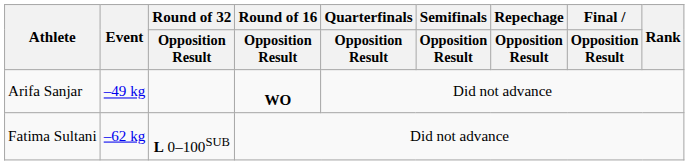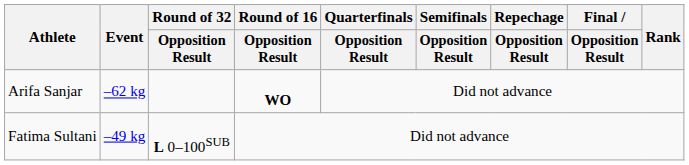(124, 91) –49 kg -> (124, 91) –62 kg
(124, 136) –62 kg -> (124, 136) –49 kg
